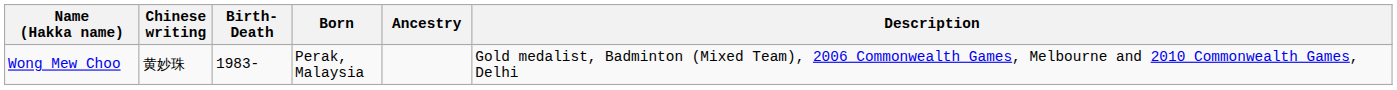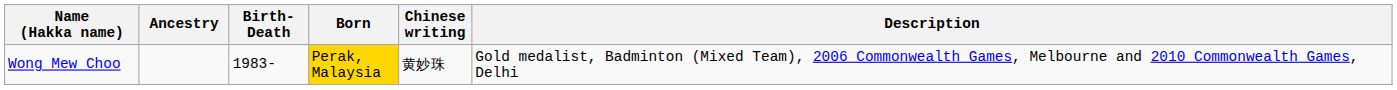columns swapped: (176, 25) <-> (427, 25)
(330, 65) no background -> (346, 65) gold background
